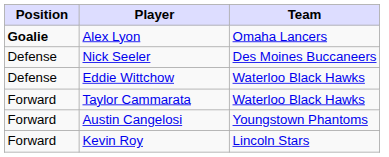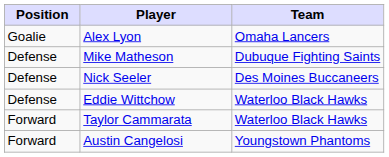(28, 36) bold -> (27, 36) normal
+ row: (128, 57)
- row: (113, 141)
